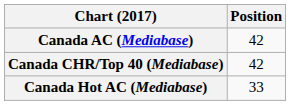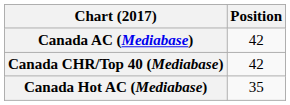(256, 87) 33 -> (256, 87) 35
